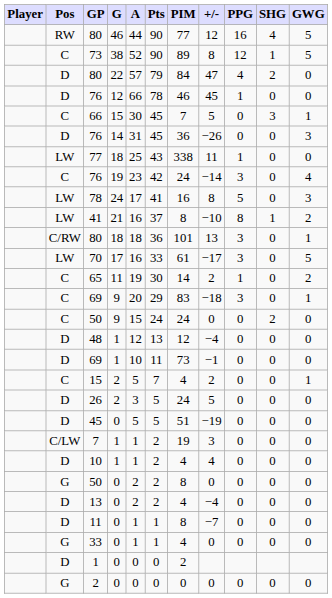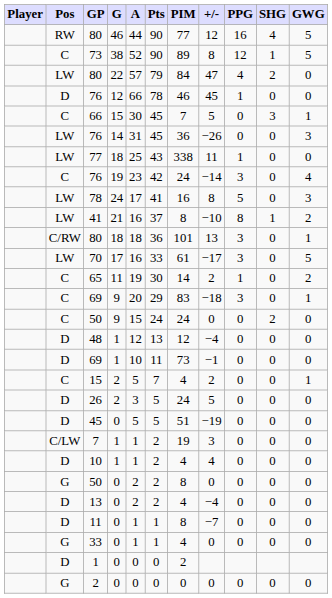(65, 75) D -> (65, 75) LW
(65, 136) D -> (65, 136) LW
